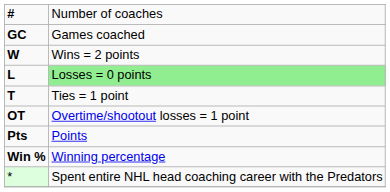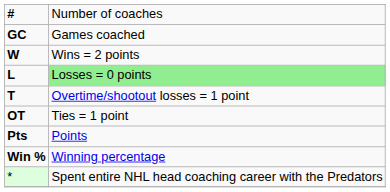(90, 95) Ties = 1 point -> (150, 95) Overtime/shootout losses = 1 point
(150, 116) Overtime/shootout losses = 1 point -> (90, 116) Ties = 1 point
